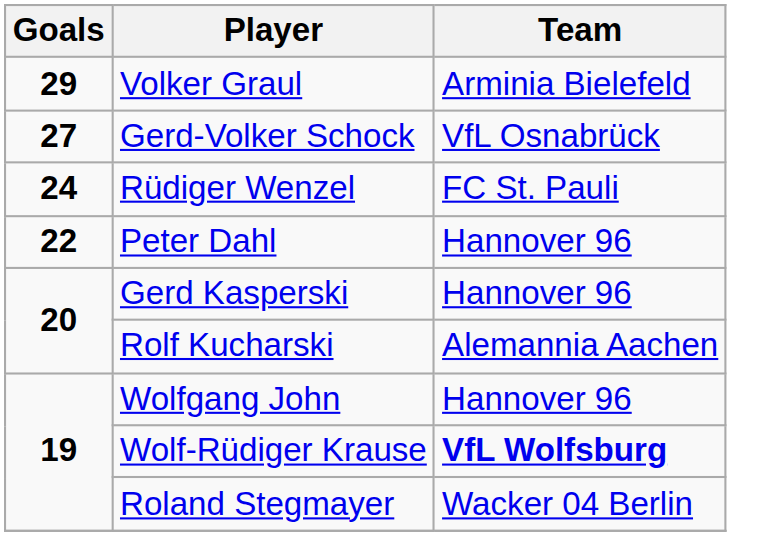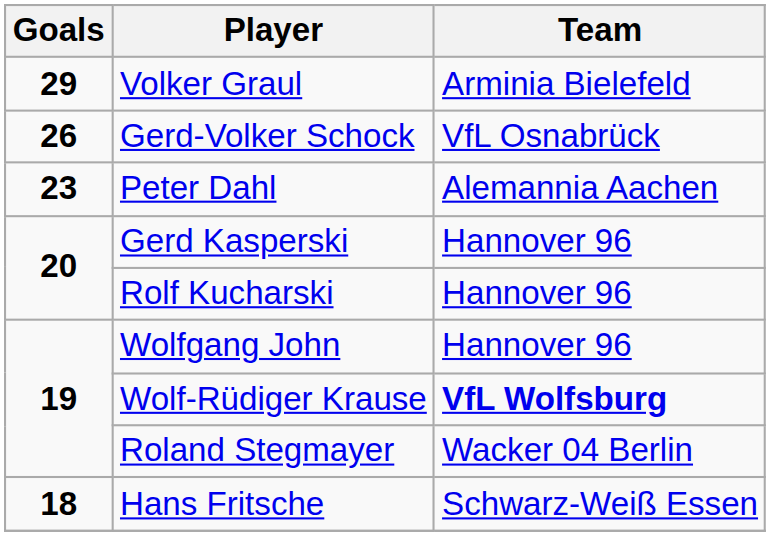(59, 135) 27 -> (59, 135) 26
- row: (238, 188)
(59, 240) 22 -> (59, 188) 23
(537, 240) Hannover 96 -> (580, 188) Alemannia Aachen
(580, 345) Alemannia Aachen -> (537, 293) Hannover 96
+ row: (222, 503)
